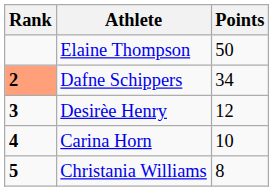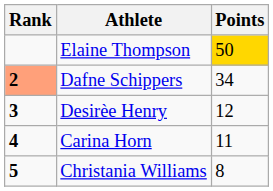(225, 50) no background -> (225, 50) gold background
(225, 141) 10 -> (224, 141) 11
